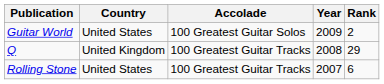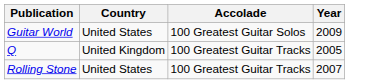- column: (362, 13)
(329, 50) 2008 -> (329, 50) 2005
